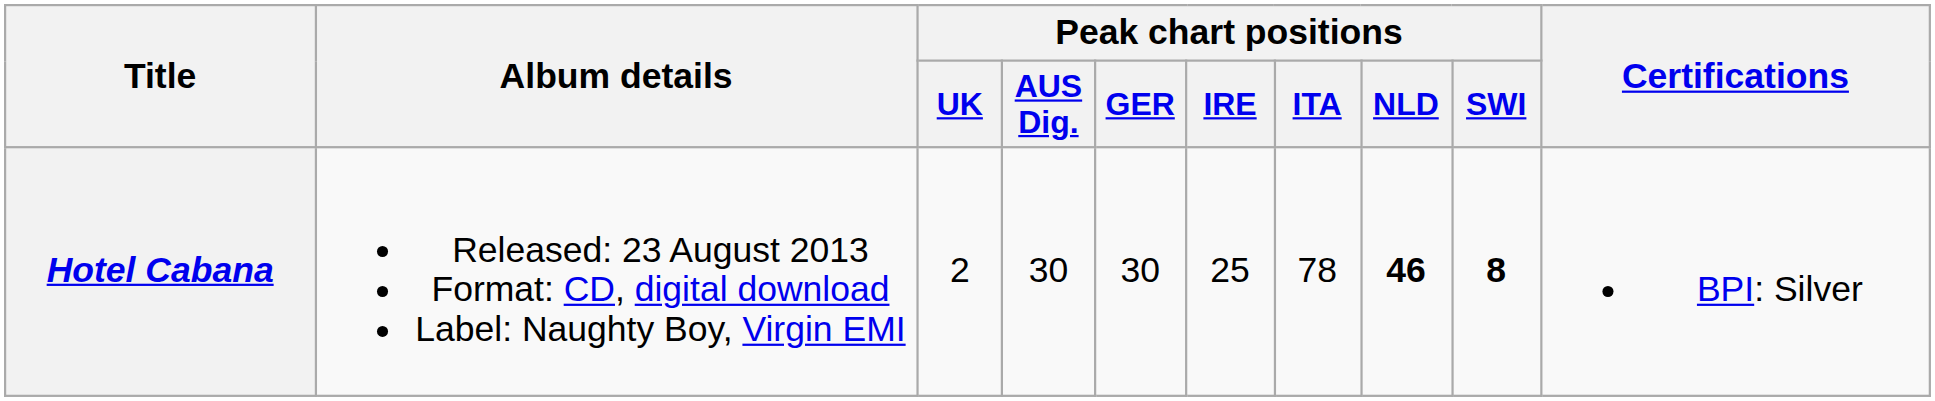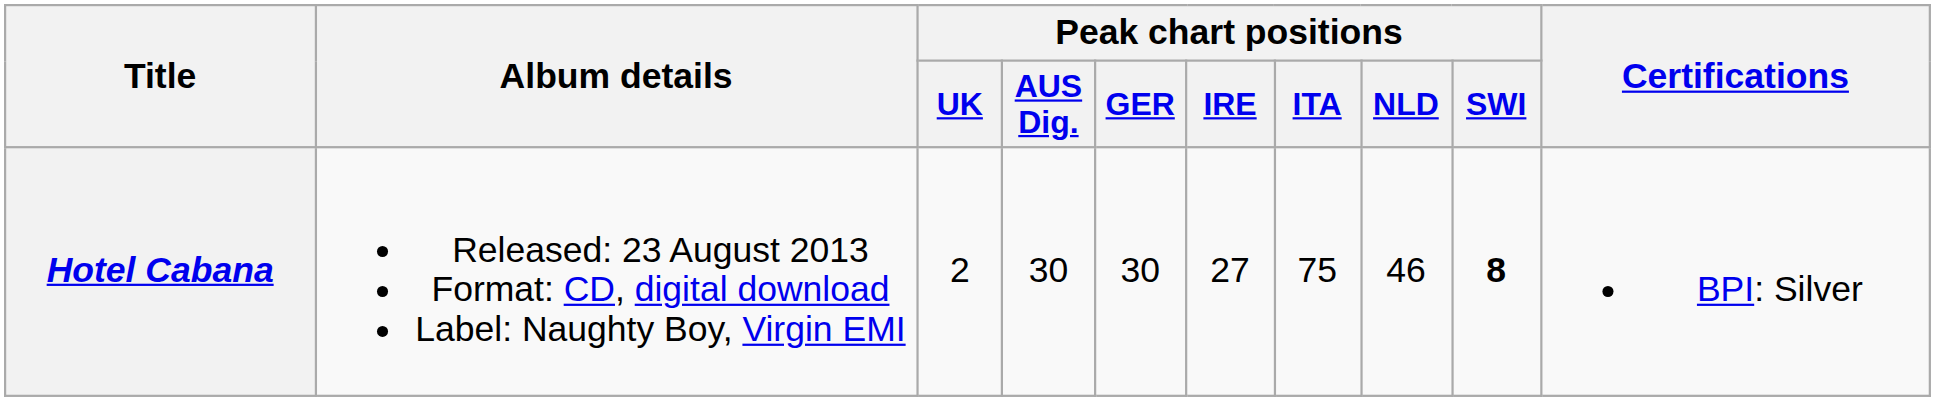(1230, 270) 25 -> (1230, 270) 27
(1317, 270) 78 -> (1317, 270) 75
(1406, 270) bold -> (1406, 270) normal
